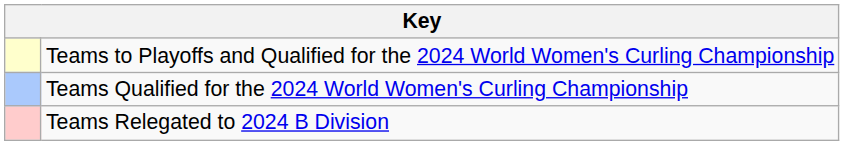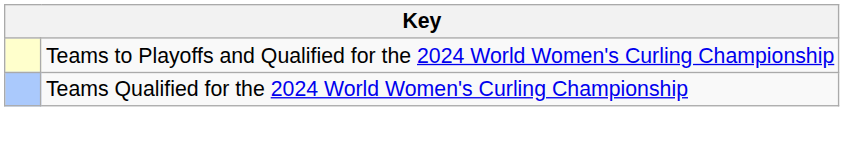- row: (217, 122)
